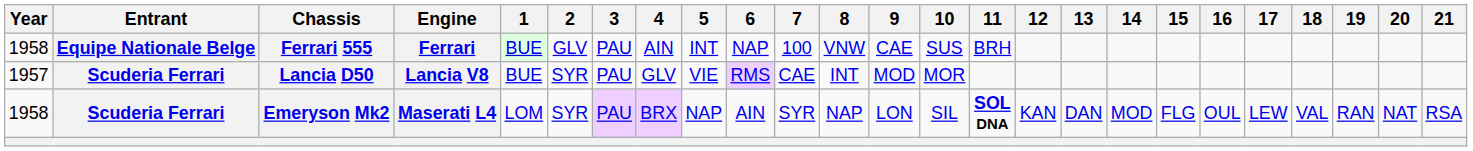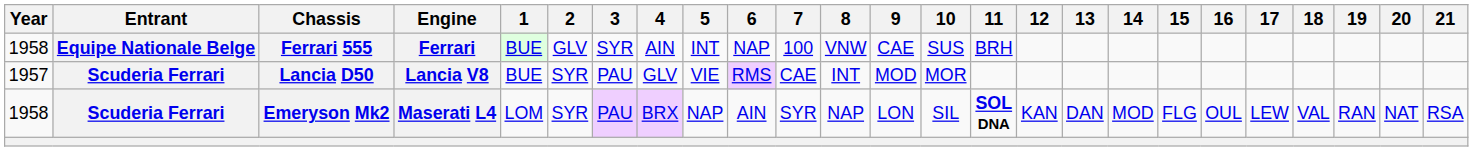(614, 47) PAU -> (615, 47) SYR
